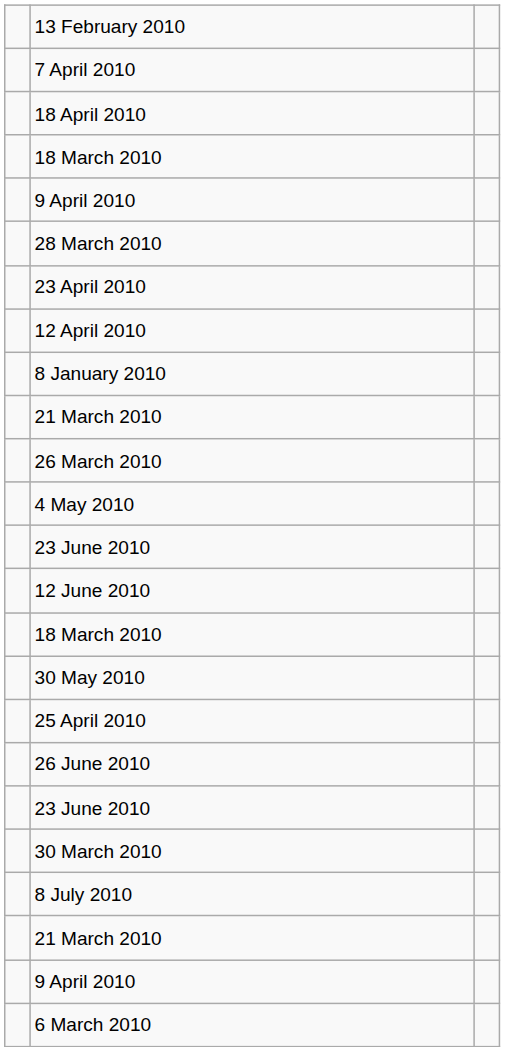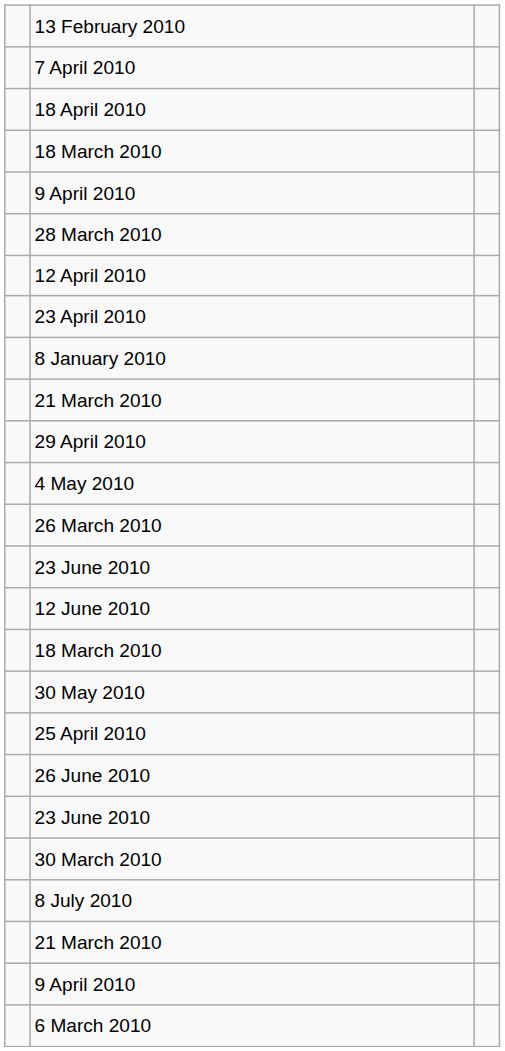rows swapped: (17, 330) <-> (17, 287)
+ row: (17, 442)
rows swapped: (17, 504) <-> (17, 460)
